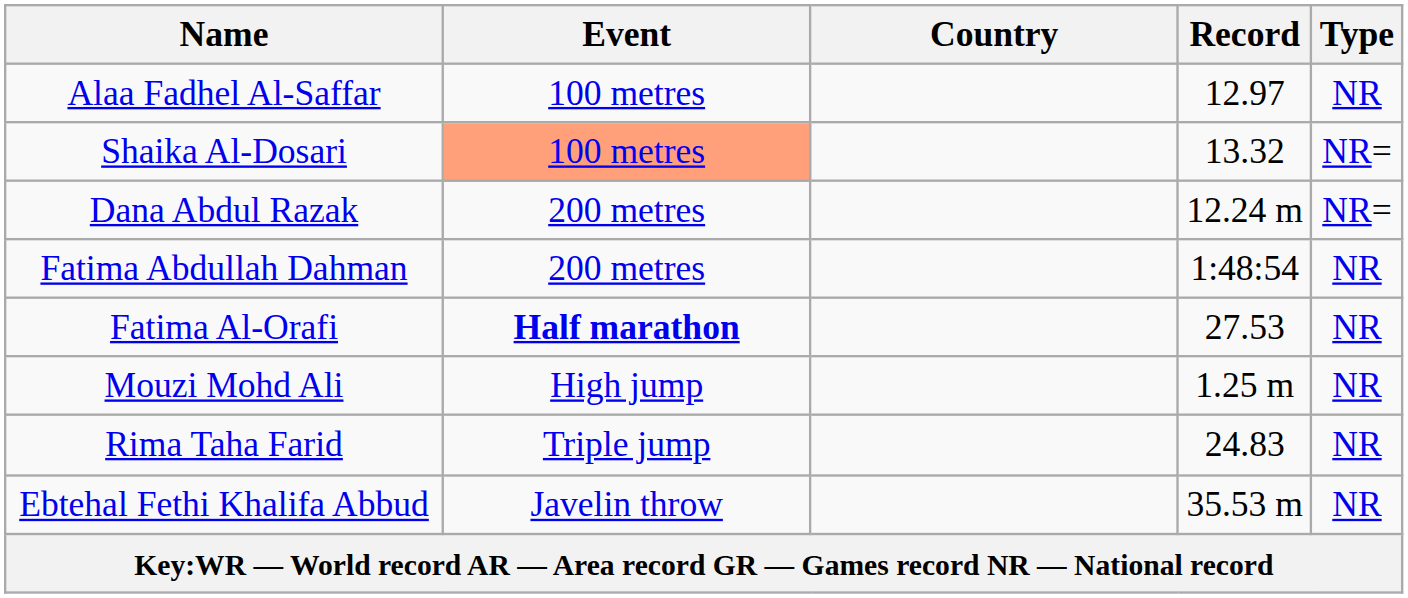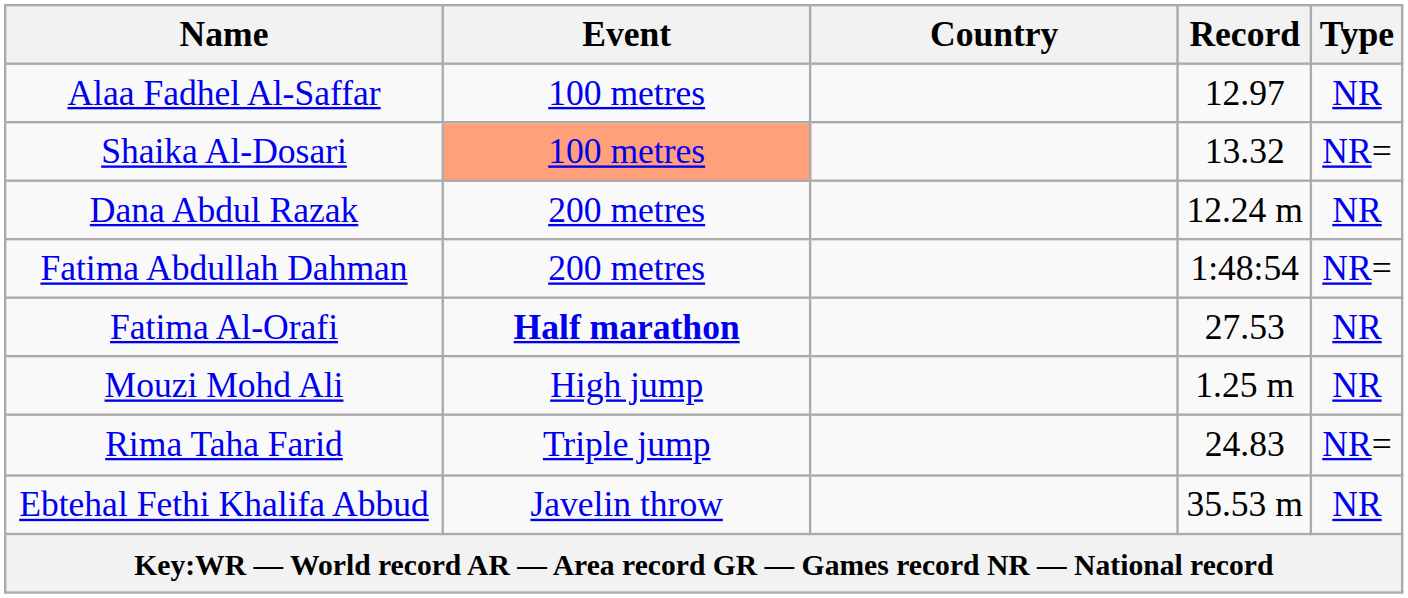(1357, 209) NR= -> (1357, 209) NR
(1357, 268) NR -> (1357, 268) NR=
(1357, 444) NR -> (1357, 444) NR=
